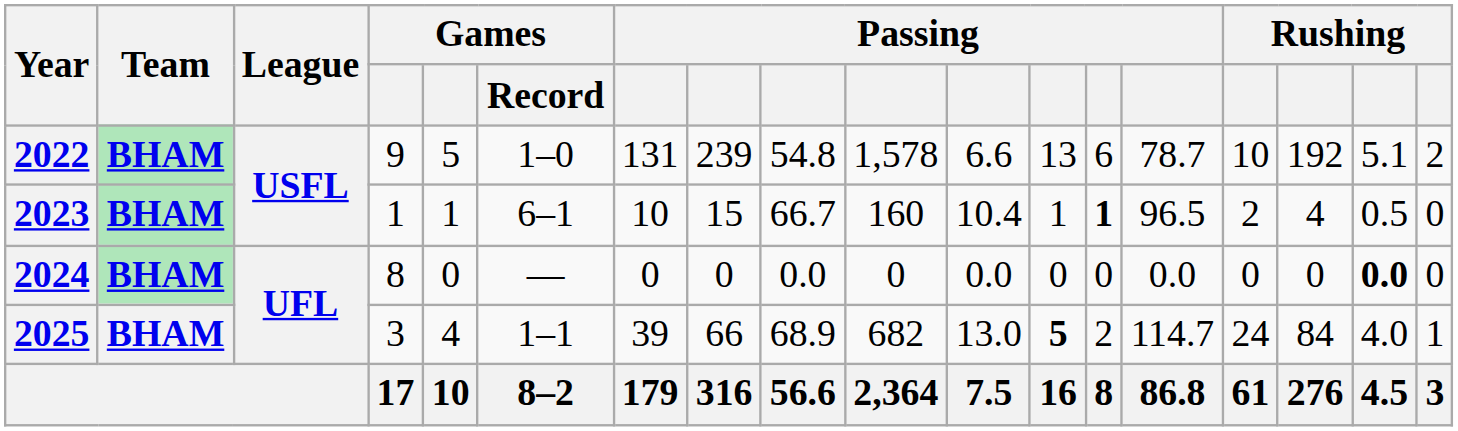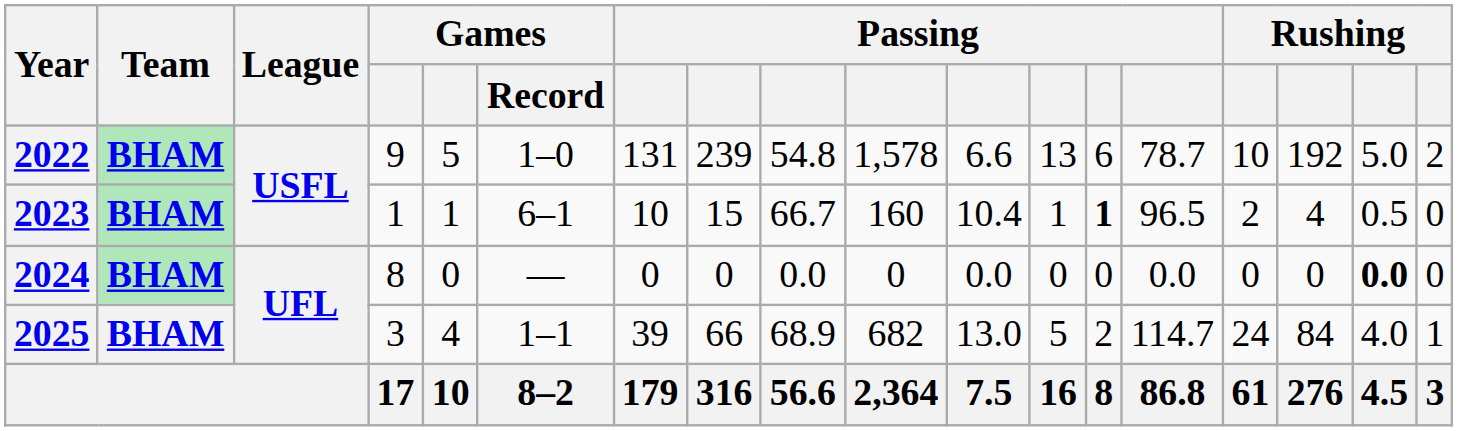(1384, 154) 5.1 -> (1384, 154) 5.0
(1058, 333) bold -> (1058, 333) normal
